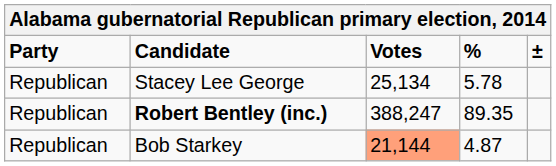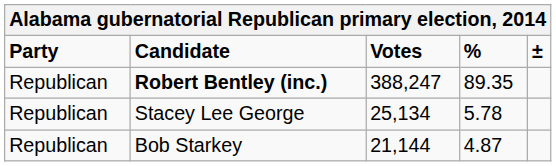rows swapped: (231, 113) <-> (220, 82)
(400, 144) lightsalmon background -> (400, 144) no background
